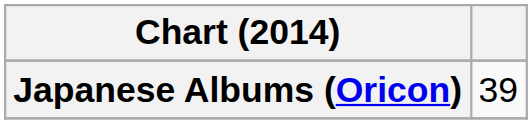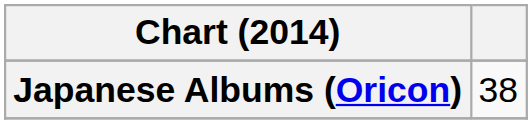(498, 88) 39 -> (498, 88) 38
